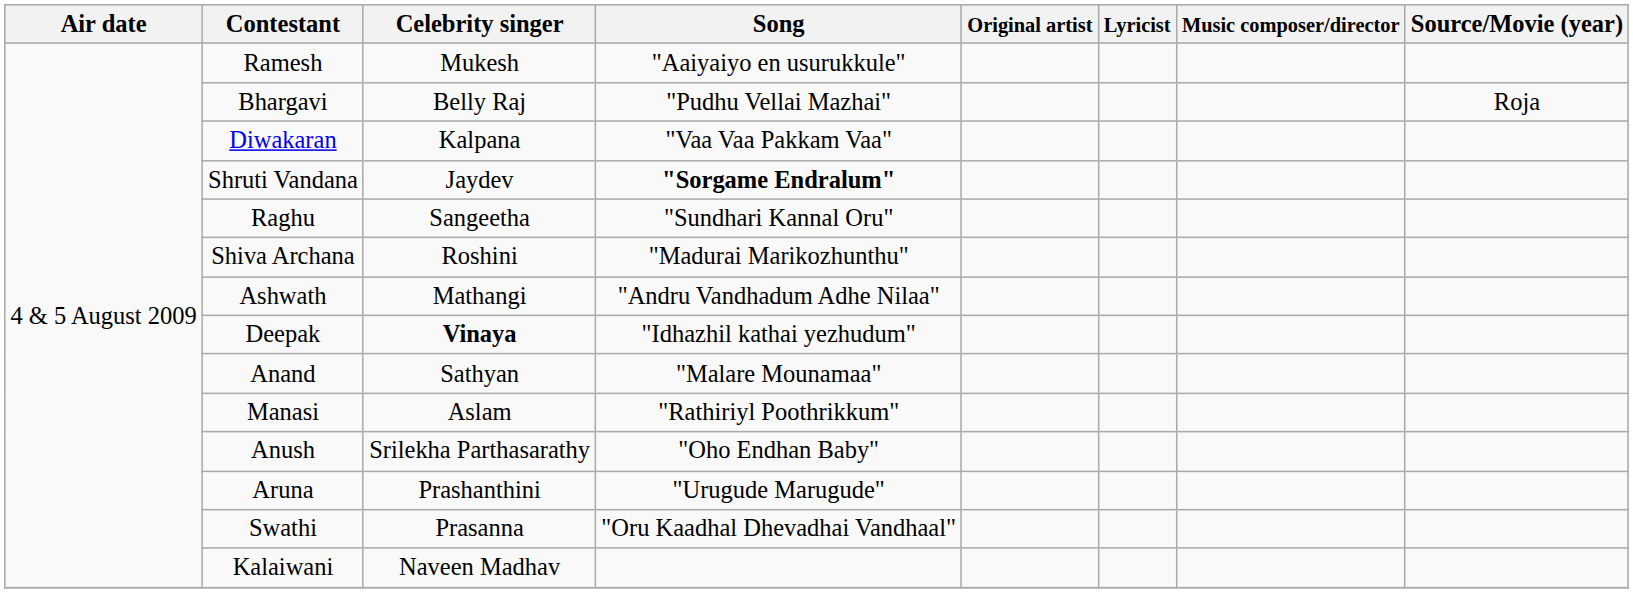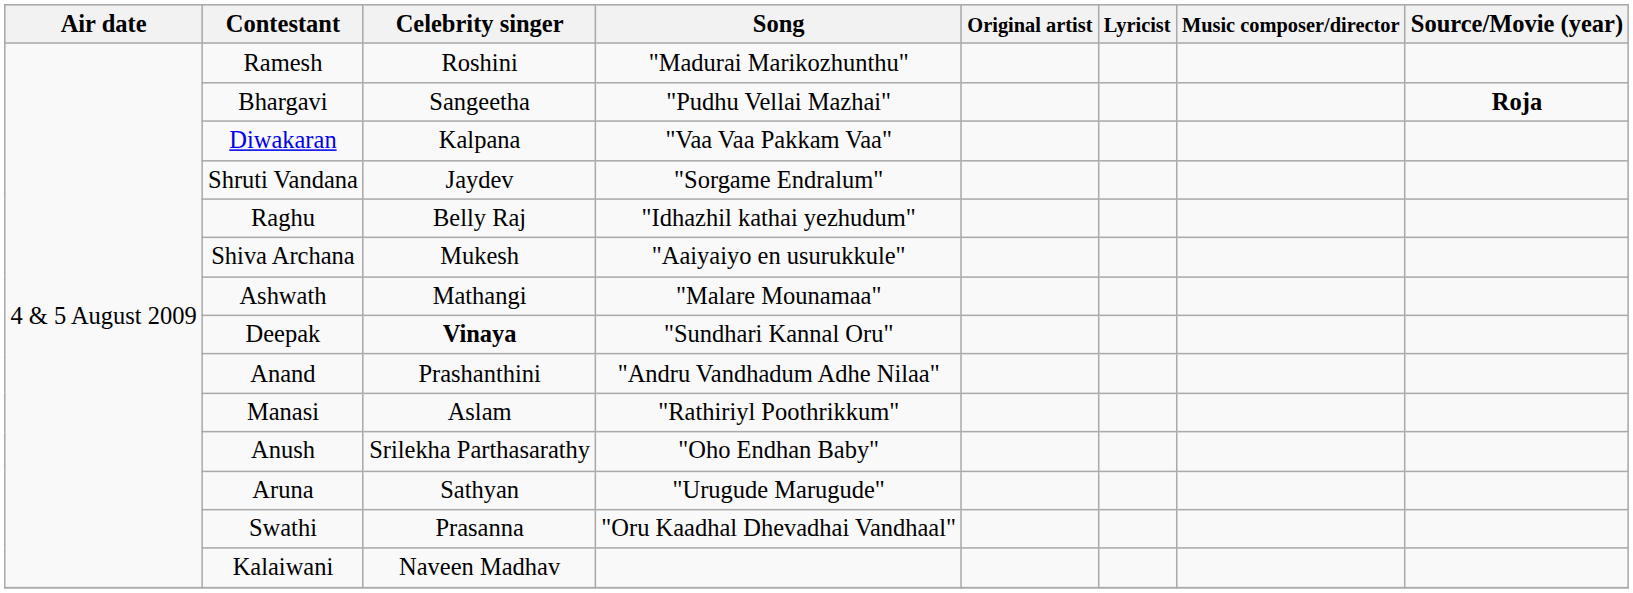(480, 62) Mukesh -> (480, 62) Roshini
(779, 62) "Aaiyaiyo en usurukkule" -> (779, 62) "Madurai Marikozhunthu"
(480, 101) Belly Raj -> (480, 101) Sangeetha
(1517, 101) normal -> (1517, 101) bold
(779, 179) bold -> (779, 179) normal
(480, 218) Sangeetha -> (480, 218) Belly Raj
(779, 218) "Sundhari Kannal Oru" -> (779, 218) "Idhazhil kathai yezhudum"
(480, 256) Roshini -> (480, 256) Mukesh
(779, 256) "Madurai Marikozhunthu" -> (779, 256) "Aaiyaiyo en usurukkule"
(779, 295) "Andru Vandhadum Adhe Nilaa" -> (779, 295) "Malare Mounamaa"
(779, 334) "Idhazhil kathai yezhudum" -> (779, 334) "Sundhari Kannal Oru"
(480, 373) Sathyan -> (480, 373) Prashanthini
(779, 373) "Malare Mounamaa" -> (779, 373) "Andru Vandhadum Adhe Nilaa"
(480, 489) Prashanthini -> (480, 489) Sathyan
